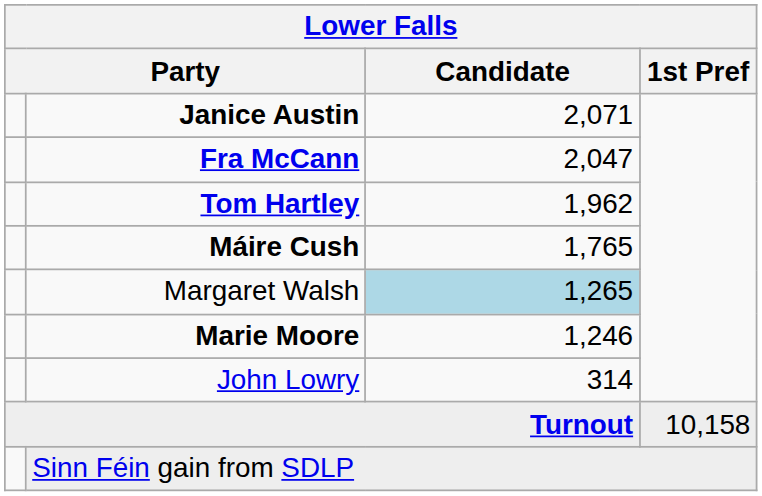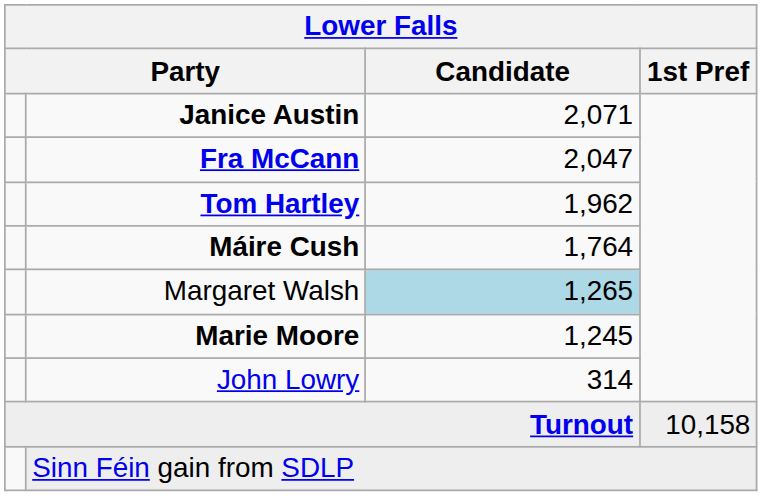(598, 247) 1,765 -> (598, 247) 1,764
(598, 335) 1,246 -> (598, 335) 1,245
